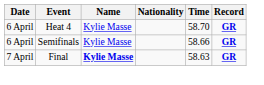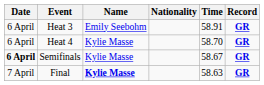+ row: (60, 27)
(20, 42) normal -> (21, 57) bold
(199, 42) 58.66 -> (212, 57) 58.67
